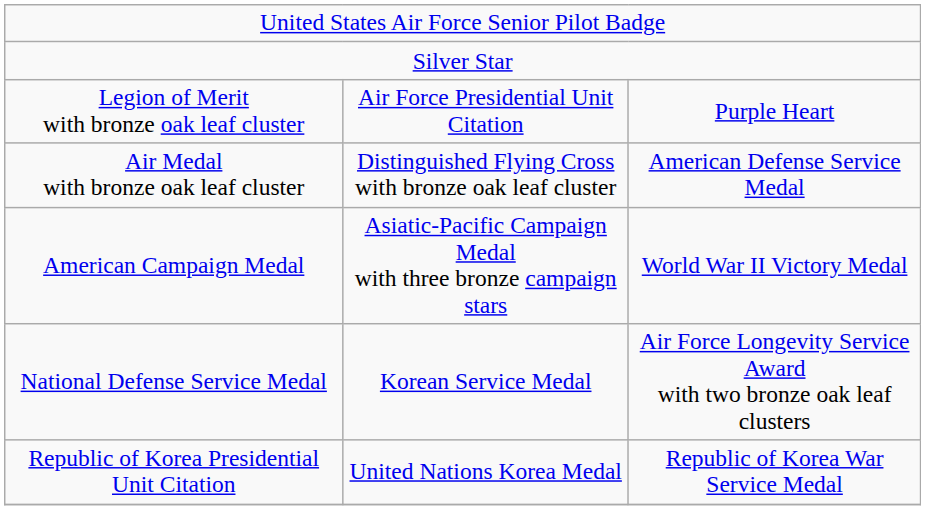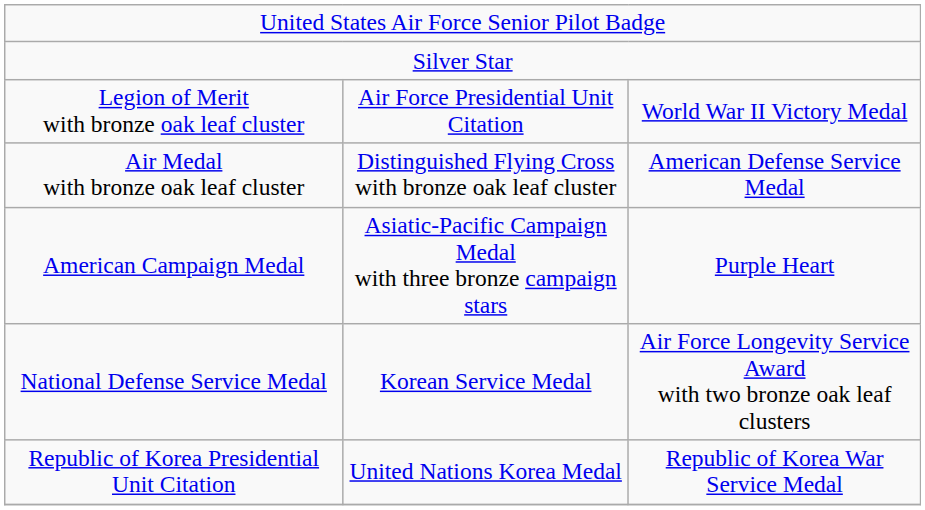(775, 110) Purple Heart -> (775, 110) World War II Victory Medal
(775, 264) World War II Victory Medal -> (775, 264) Purple Heart
